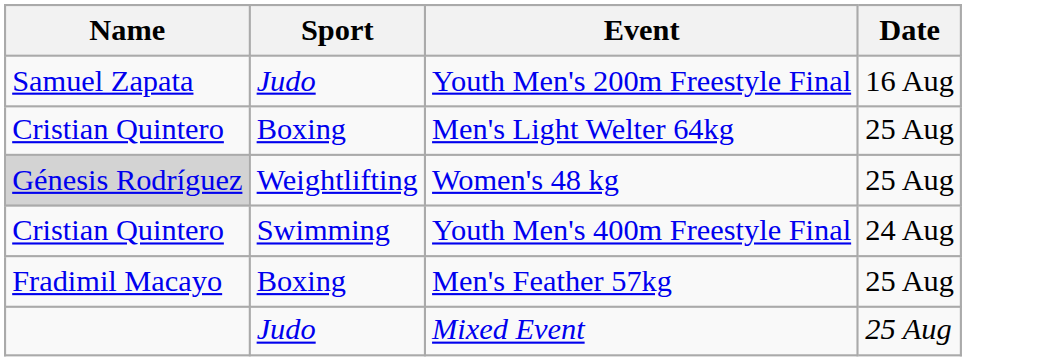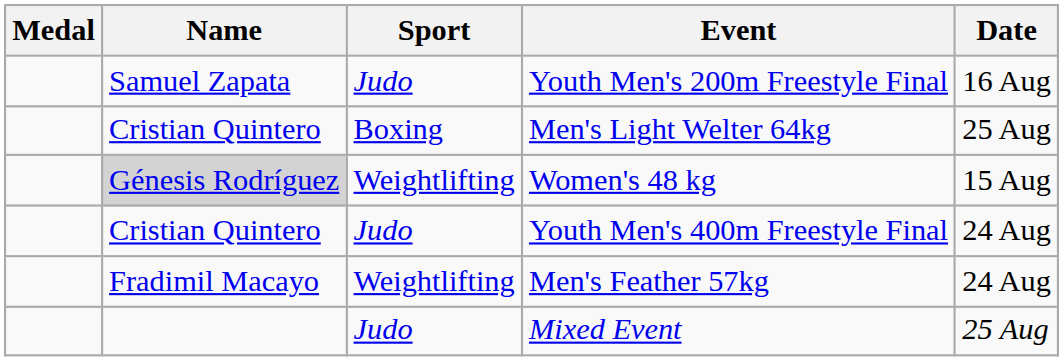+ column: (54, 29)
(910, 180) 25 Aug -> (1007, 180) 15 Aug
(323, 230) Swimming -> (383, 230) Judo
(301, 280) Boxing -> (434, 280) Weightlifting
(910, 280) 25 Aug -> (1007, 280) 24 Aug
